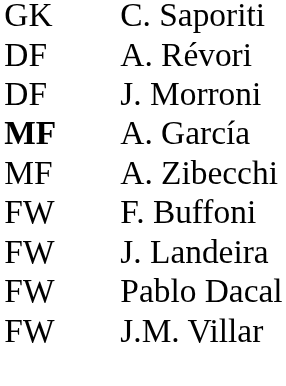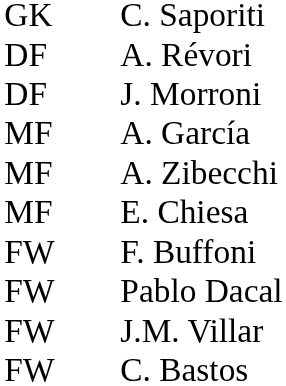(30, 133) bold -> (28, 133) normal
+ row: (184, 212)
- row: (194, 251)
+ row: (184, 370)
